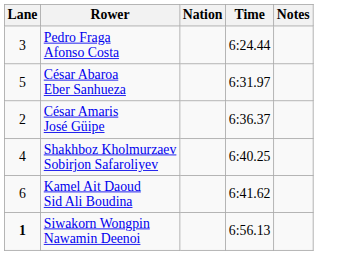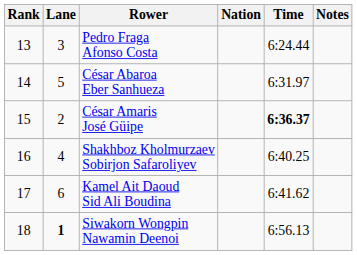+ column: (24, 15)
(250, 119) normal -> (288, 119) bold
